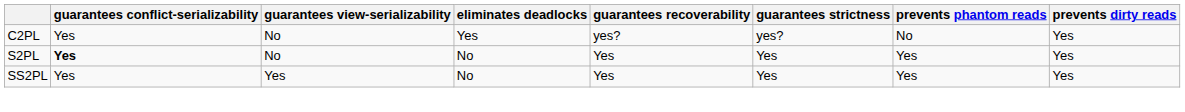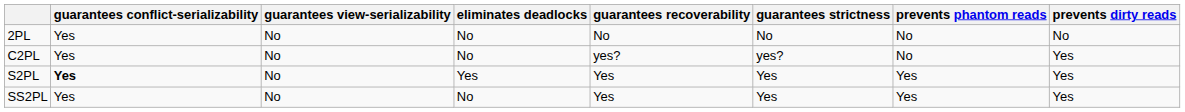+ row: (19, 35)
(467, 35) Yes -> (465, 55) No
(465, 55) No -> (467, 76) Yes
(275, 76) Yes -> (273, 96) No
